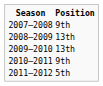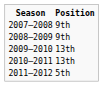(65, 37) 13th -> (63, 37) 9th
(63, 61) 9th -> (65, 61) 13th
